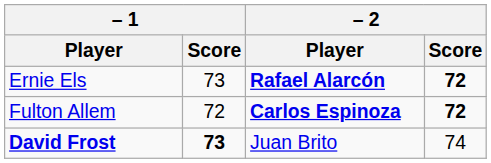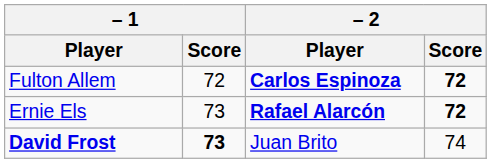rows swapped: (48, 81) <-> (62, 111)
